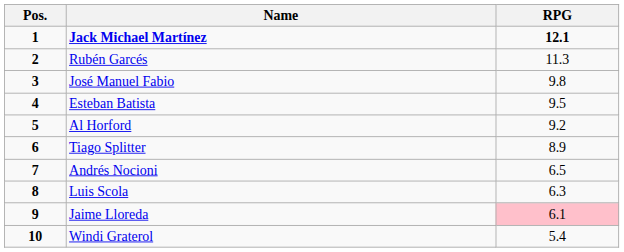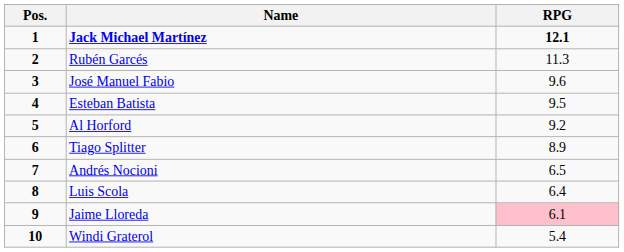(557, 81) 9.8 -> (557, 81) 9.6
(557, 192) 6.3 -> (557, 192) 6.4
